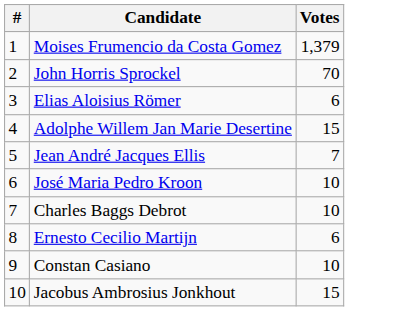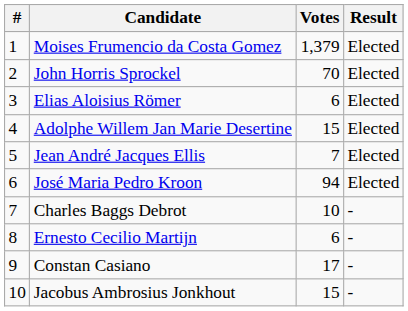+ column: (373, 18)
(331, 182) 10 -> (331, 182) 94
(331, 264) 10 -> (331, 264) 17
